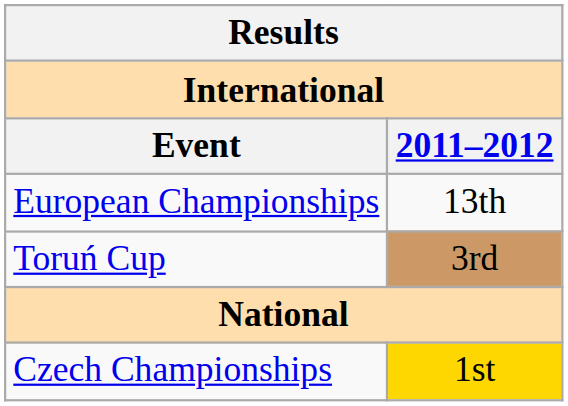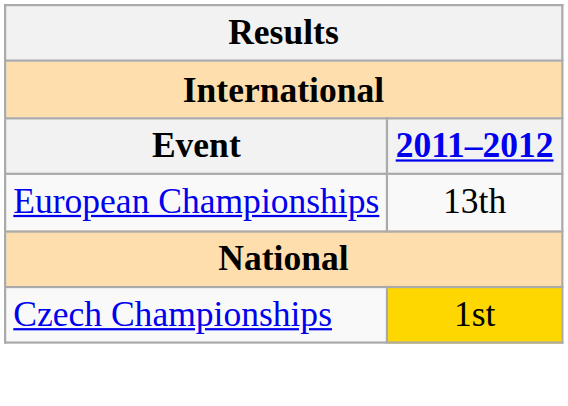- row: (90, 257)
